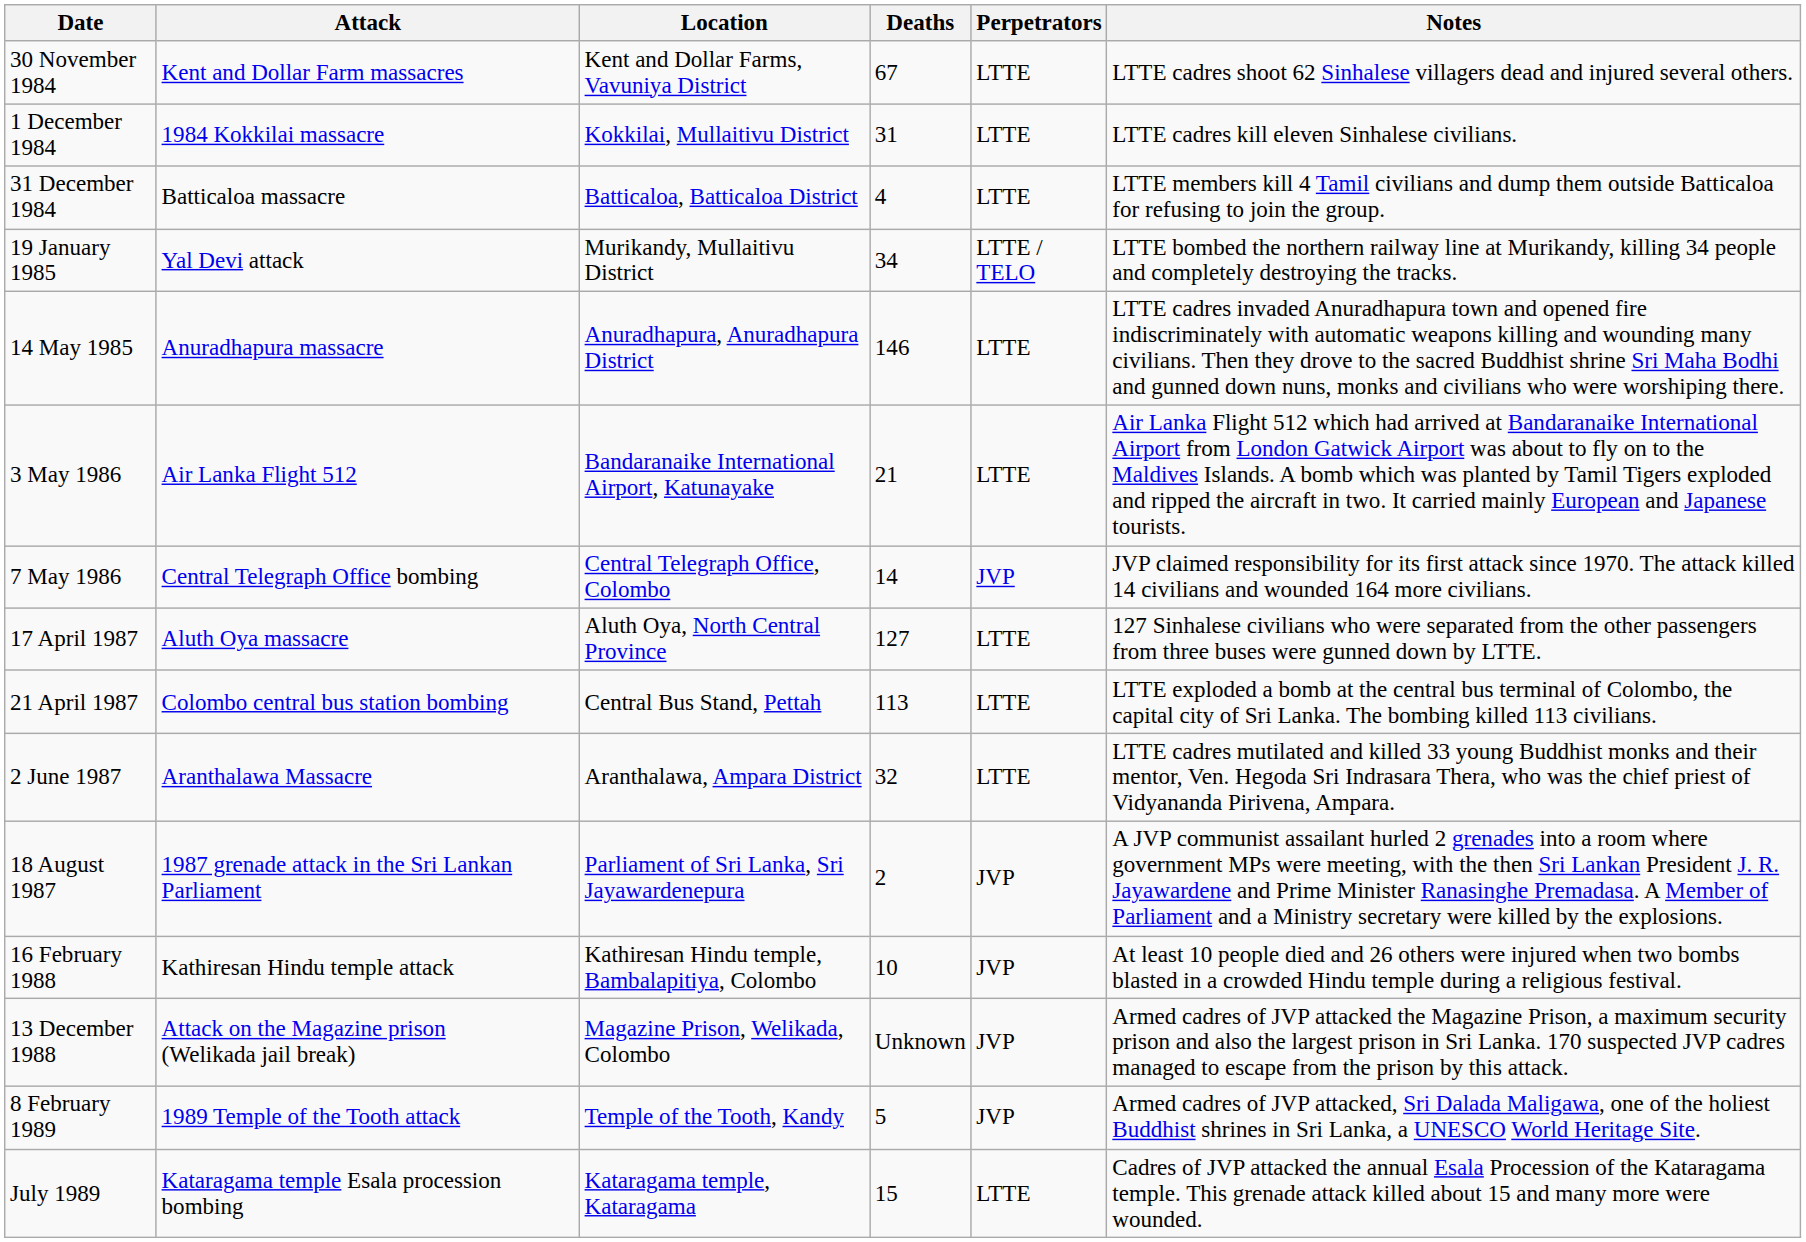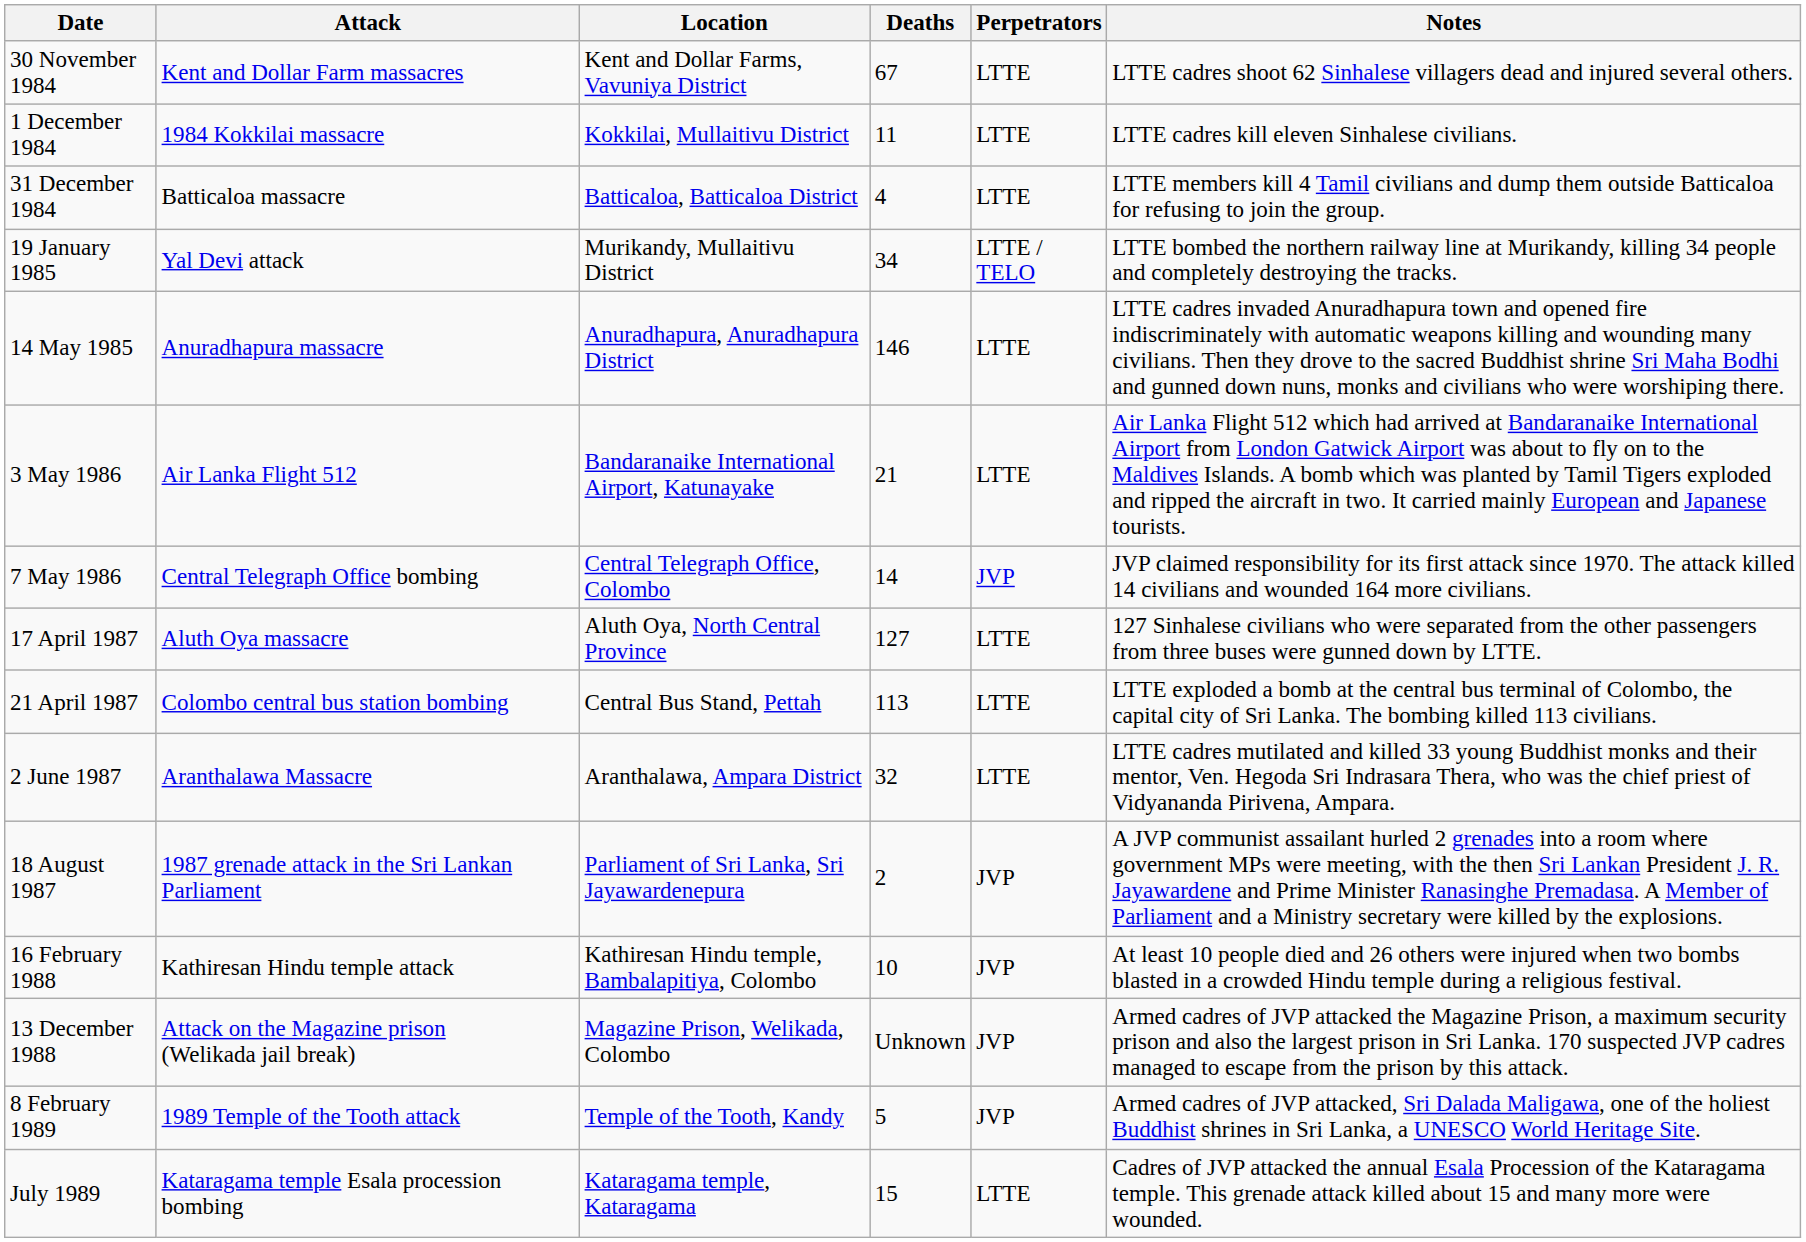(886, 134) 31 -> (886, 134) 11
